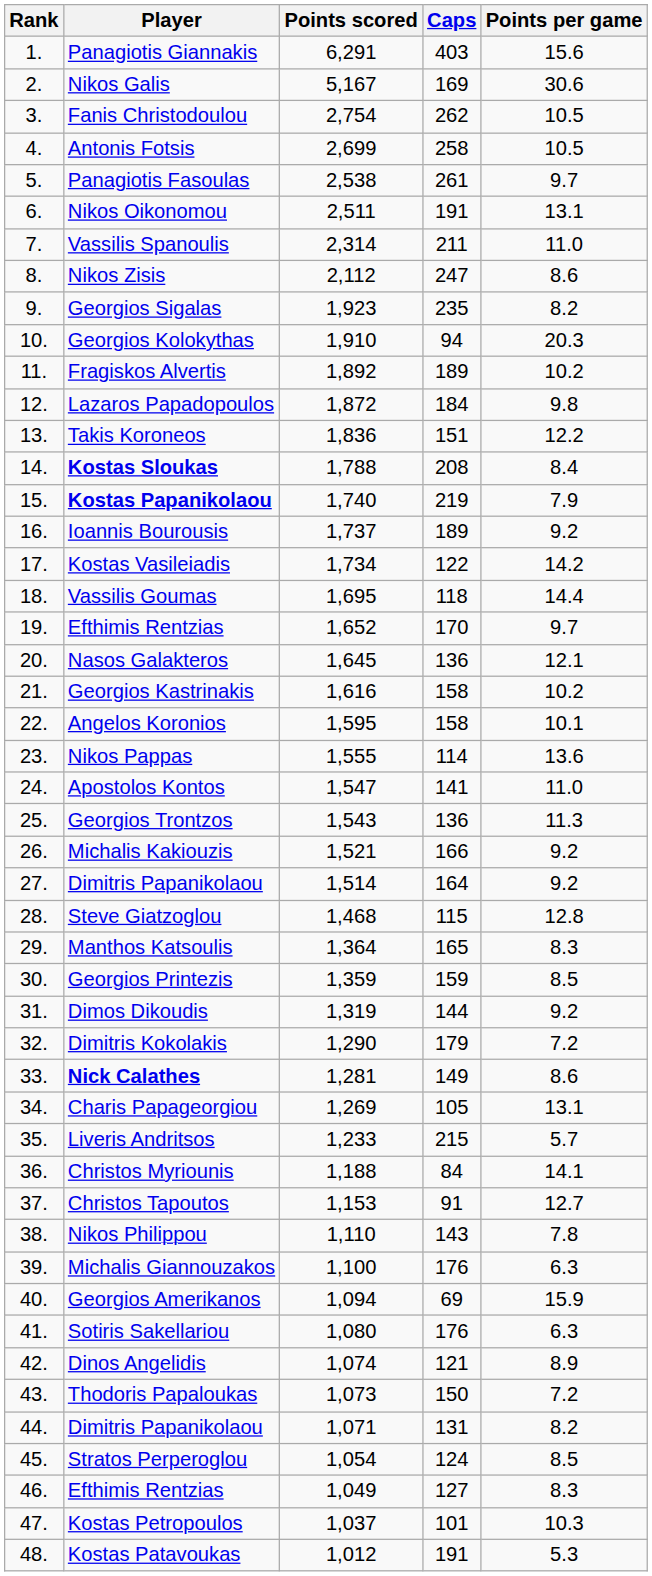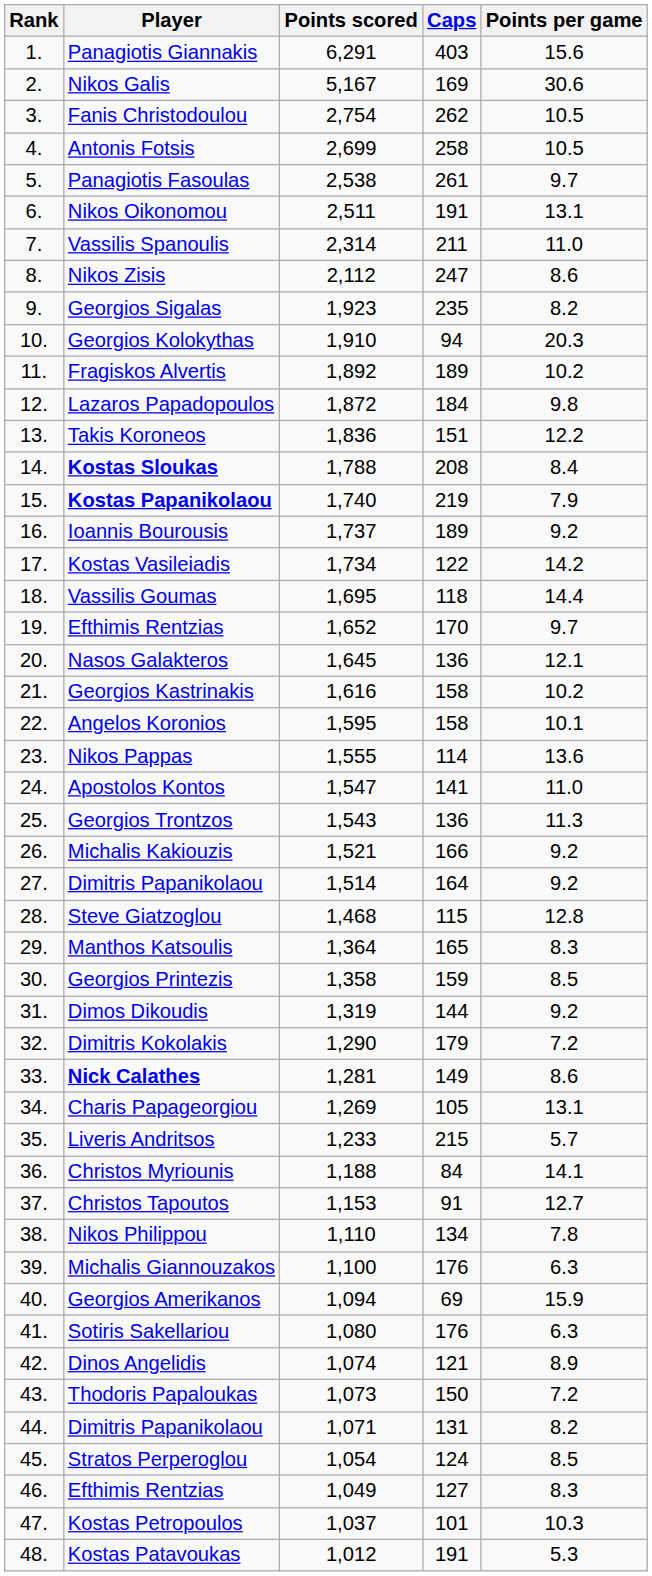(351, 979) 1,359 -> (351, 979) 1,358
(452, 1235) 143 -> (452, 1235) 134
